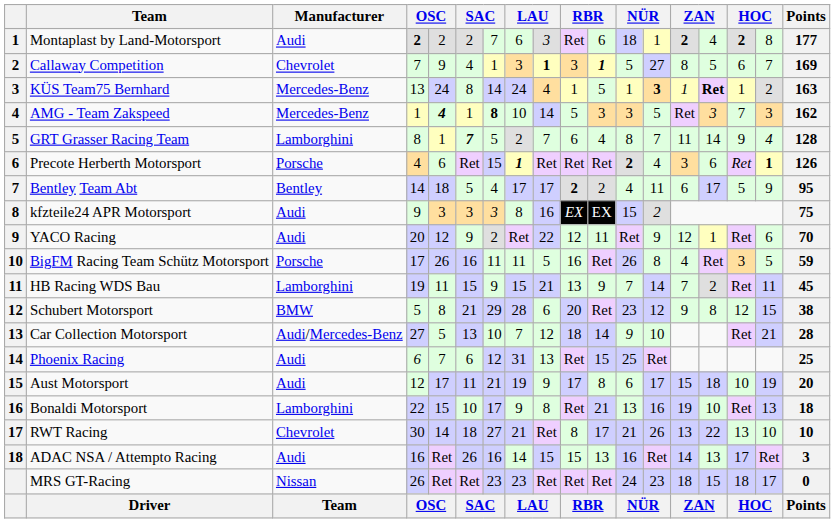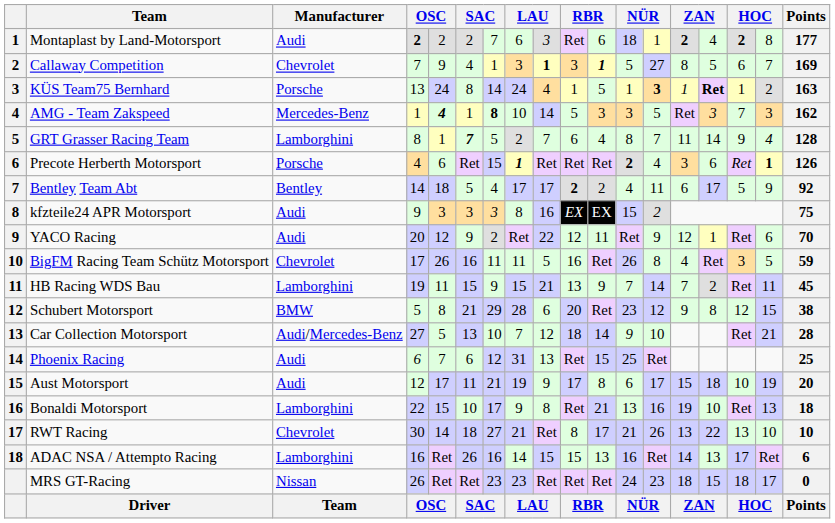(322, 89) Mercedes-Benz -> (299, 89) Porsche
(806, 187) 95 -> (806, 187) 92
(299, 260) Porsche -> (305, 260) Chevrolet
(291, 456) Audi -> (315, 456) Lamborghini
(806, 456) 3 -> (806, 456) 6
